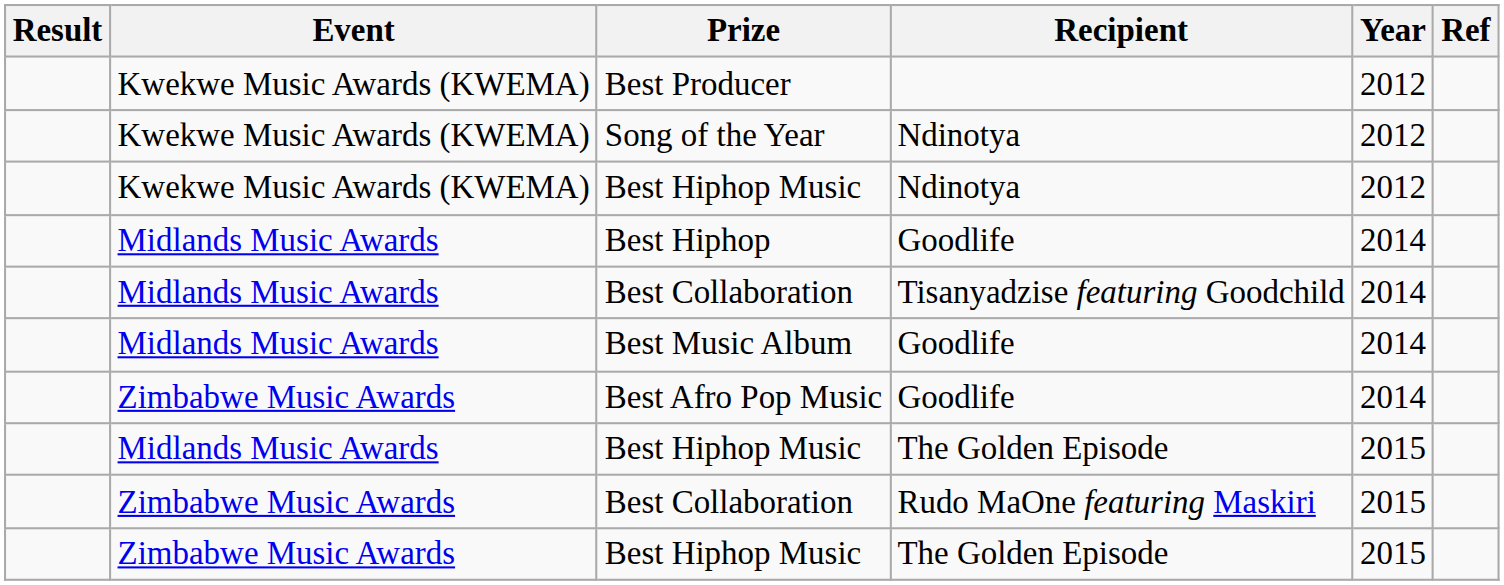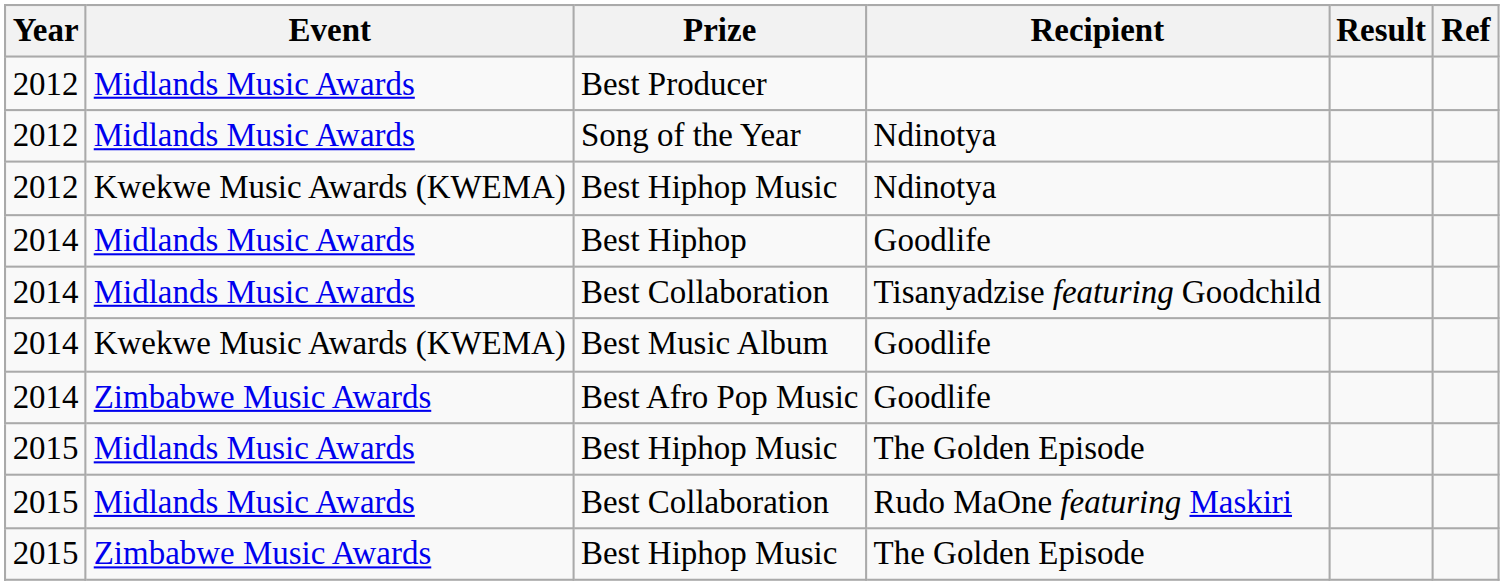columns swapped: (1393, 30) <-> (57, 30)
(354, 82) Kwekwe Music Awards (KWEMA) -> (254, 82) Midlands Music Awards
(354, 135) Kwekwe Music Awards (KWEMA) -> (254, 135) Midlands Music Awards
(278, 344) Midlands Music Awards -> (330, 344) Kwekwe Music Awards (KWEMA)
(286, 501) Zimbabwe Music Awards -> (254, 501) Midlands Music Awards
